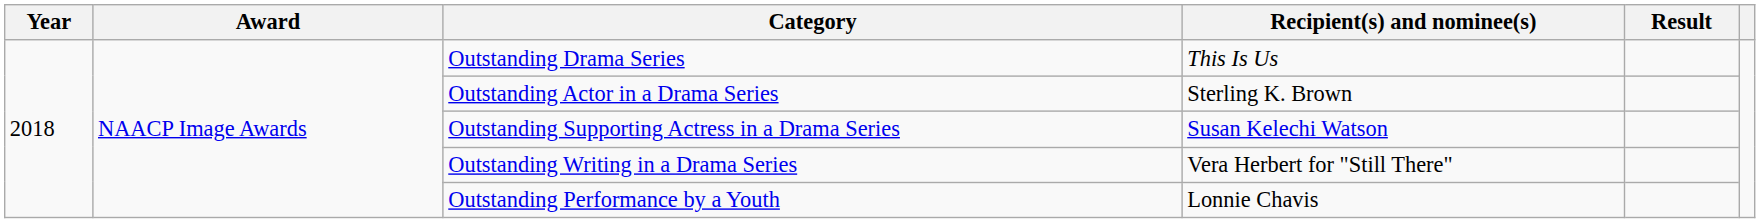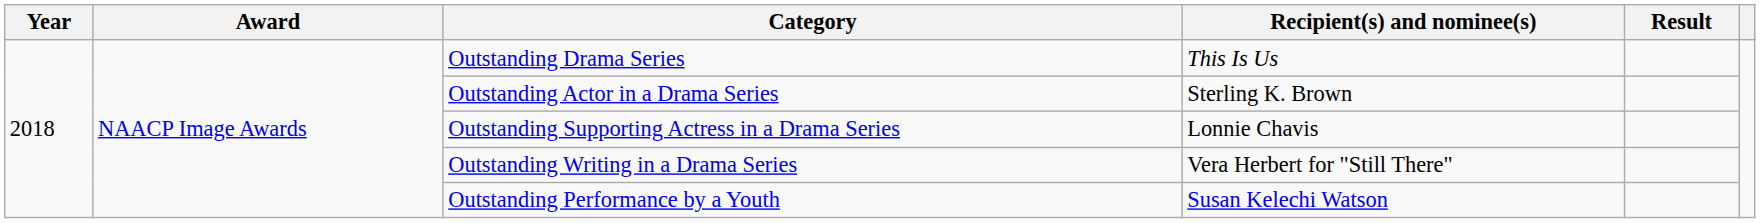(1288, 128) Susan Kelechi Watson -> (1253, 128) Lonnie Chavis
(1253, 199) Lonnie Chavis -> (1288, 199) Susan Kelechi Watson
